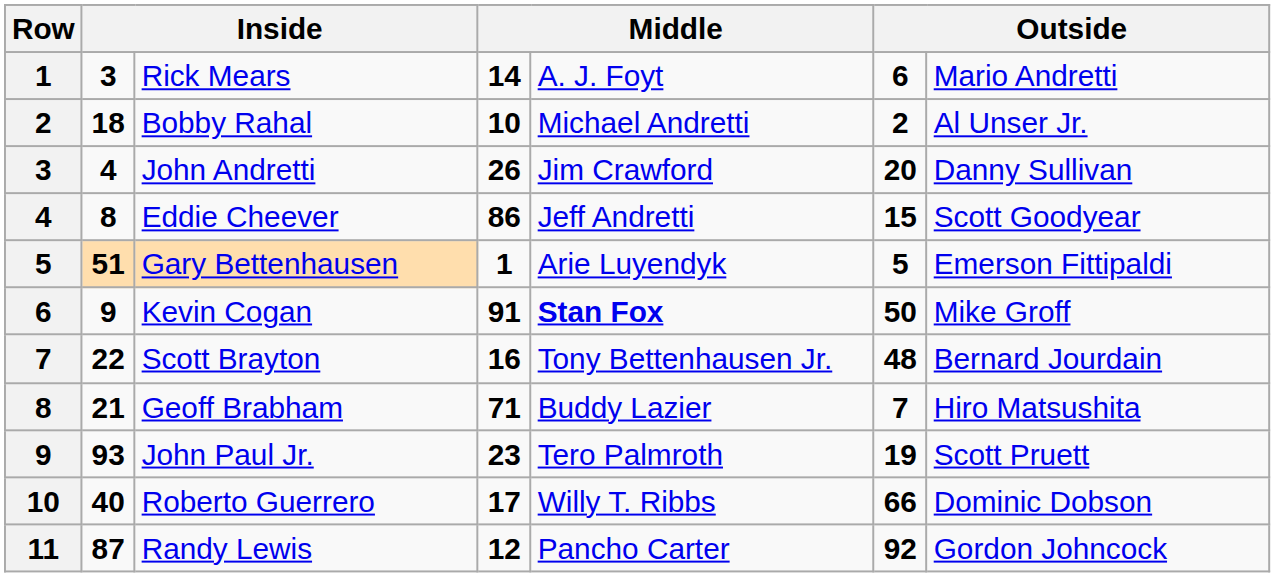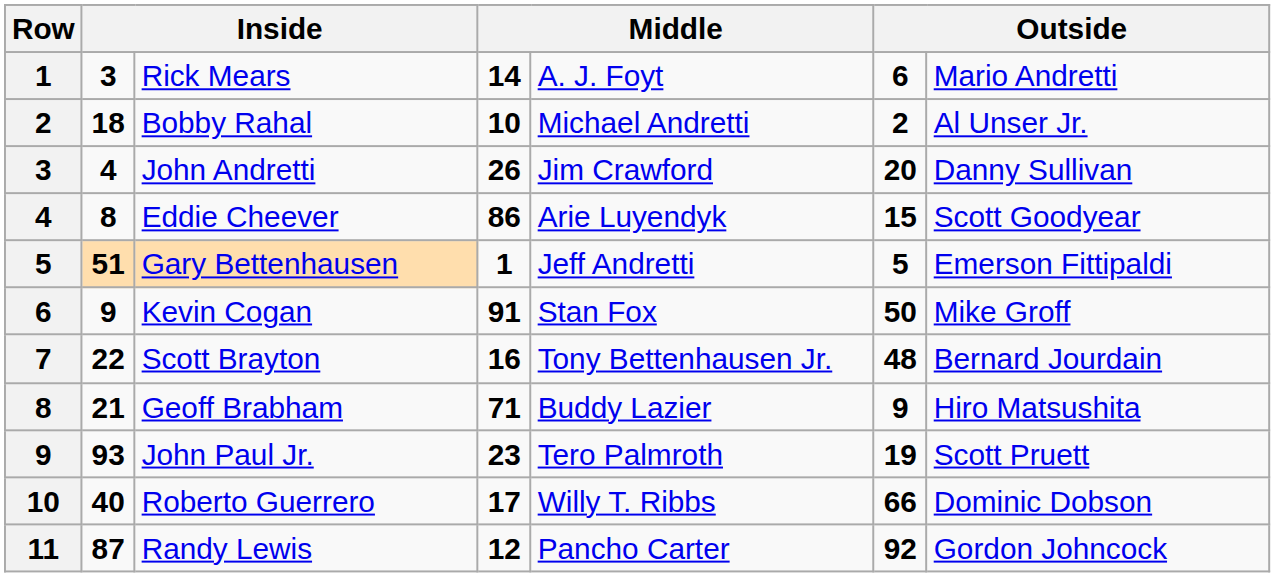(616, 217) Jeff Andretti -> (632, 217) Arie Luyendyk
(632, 265) Arie Luyendyk -> (616, 265) Jeff Andretti
(601, 312) bold -> (597, 312) normal
(900, 406) 7 -> (900, 406) 9
